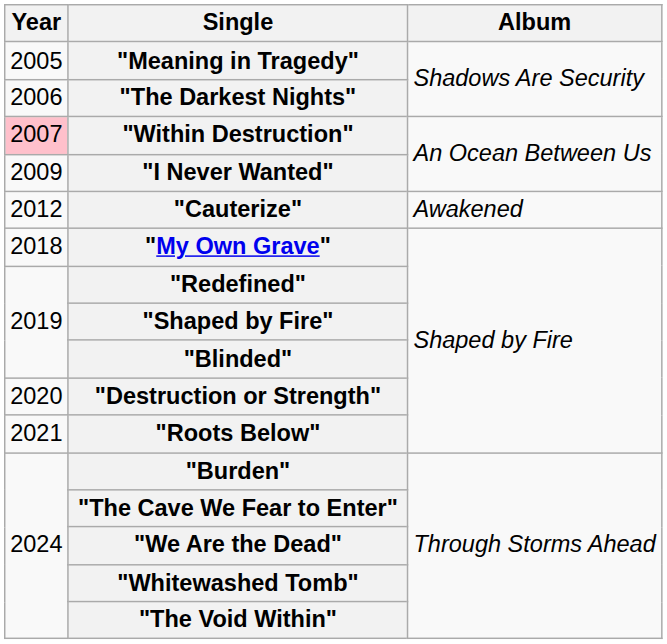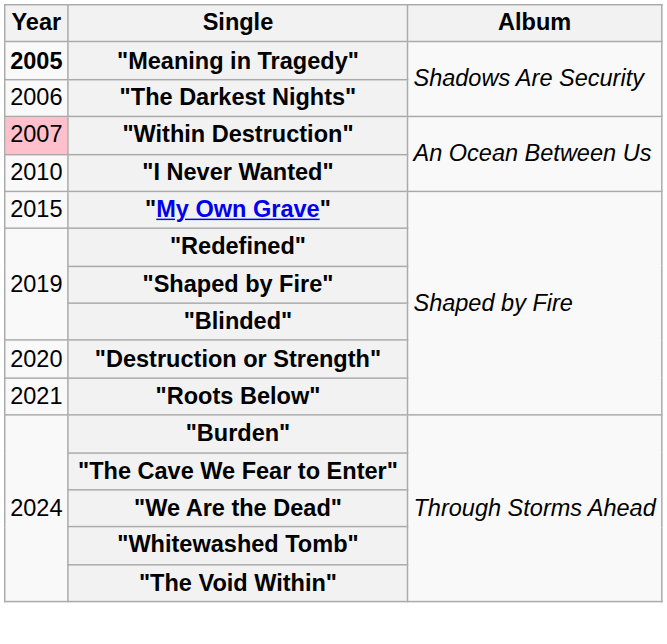(36, 60) normal -> (36, 60) bold
(36, 172) 2009 -> (36, 172) 2010
- row: (238, 209)
(36, 246) 2018 -> (36, 209) 2015
